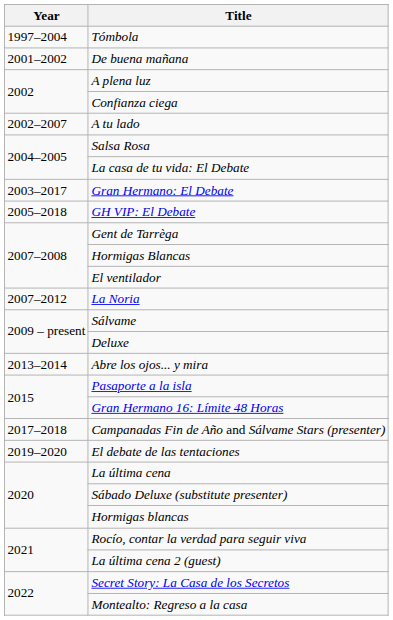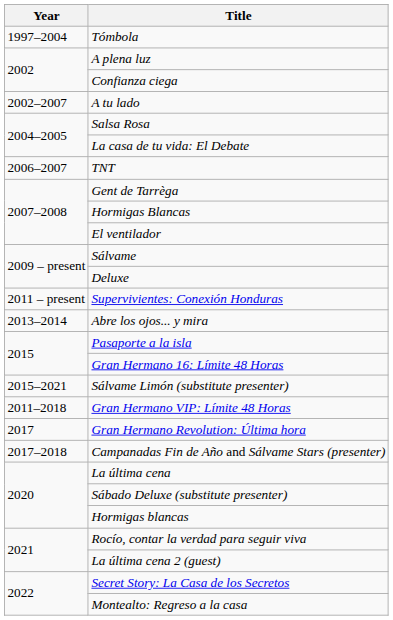- row: (140, 59)
- row: (162, 190)
- row: (143, 211)
+ row: (103, 168)
- row: (116, 299)
+ row: (187, 299)
+ row: (190, 386)
+ row: (191, 408)
+ row: (199, 429)
- row: (166, 451)
